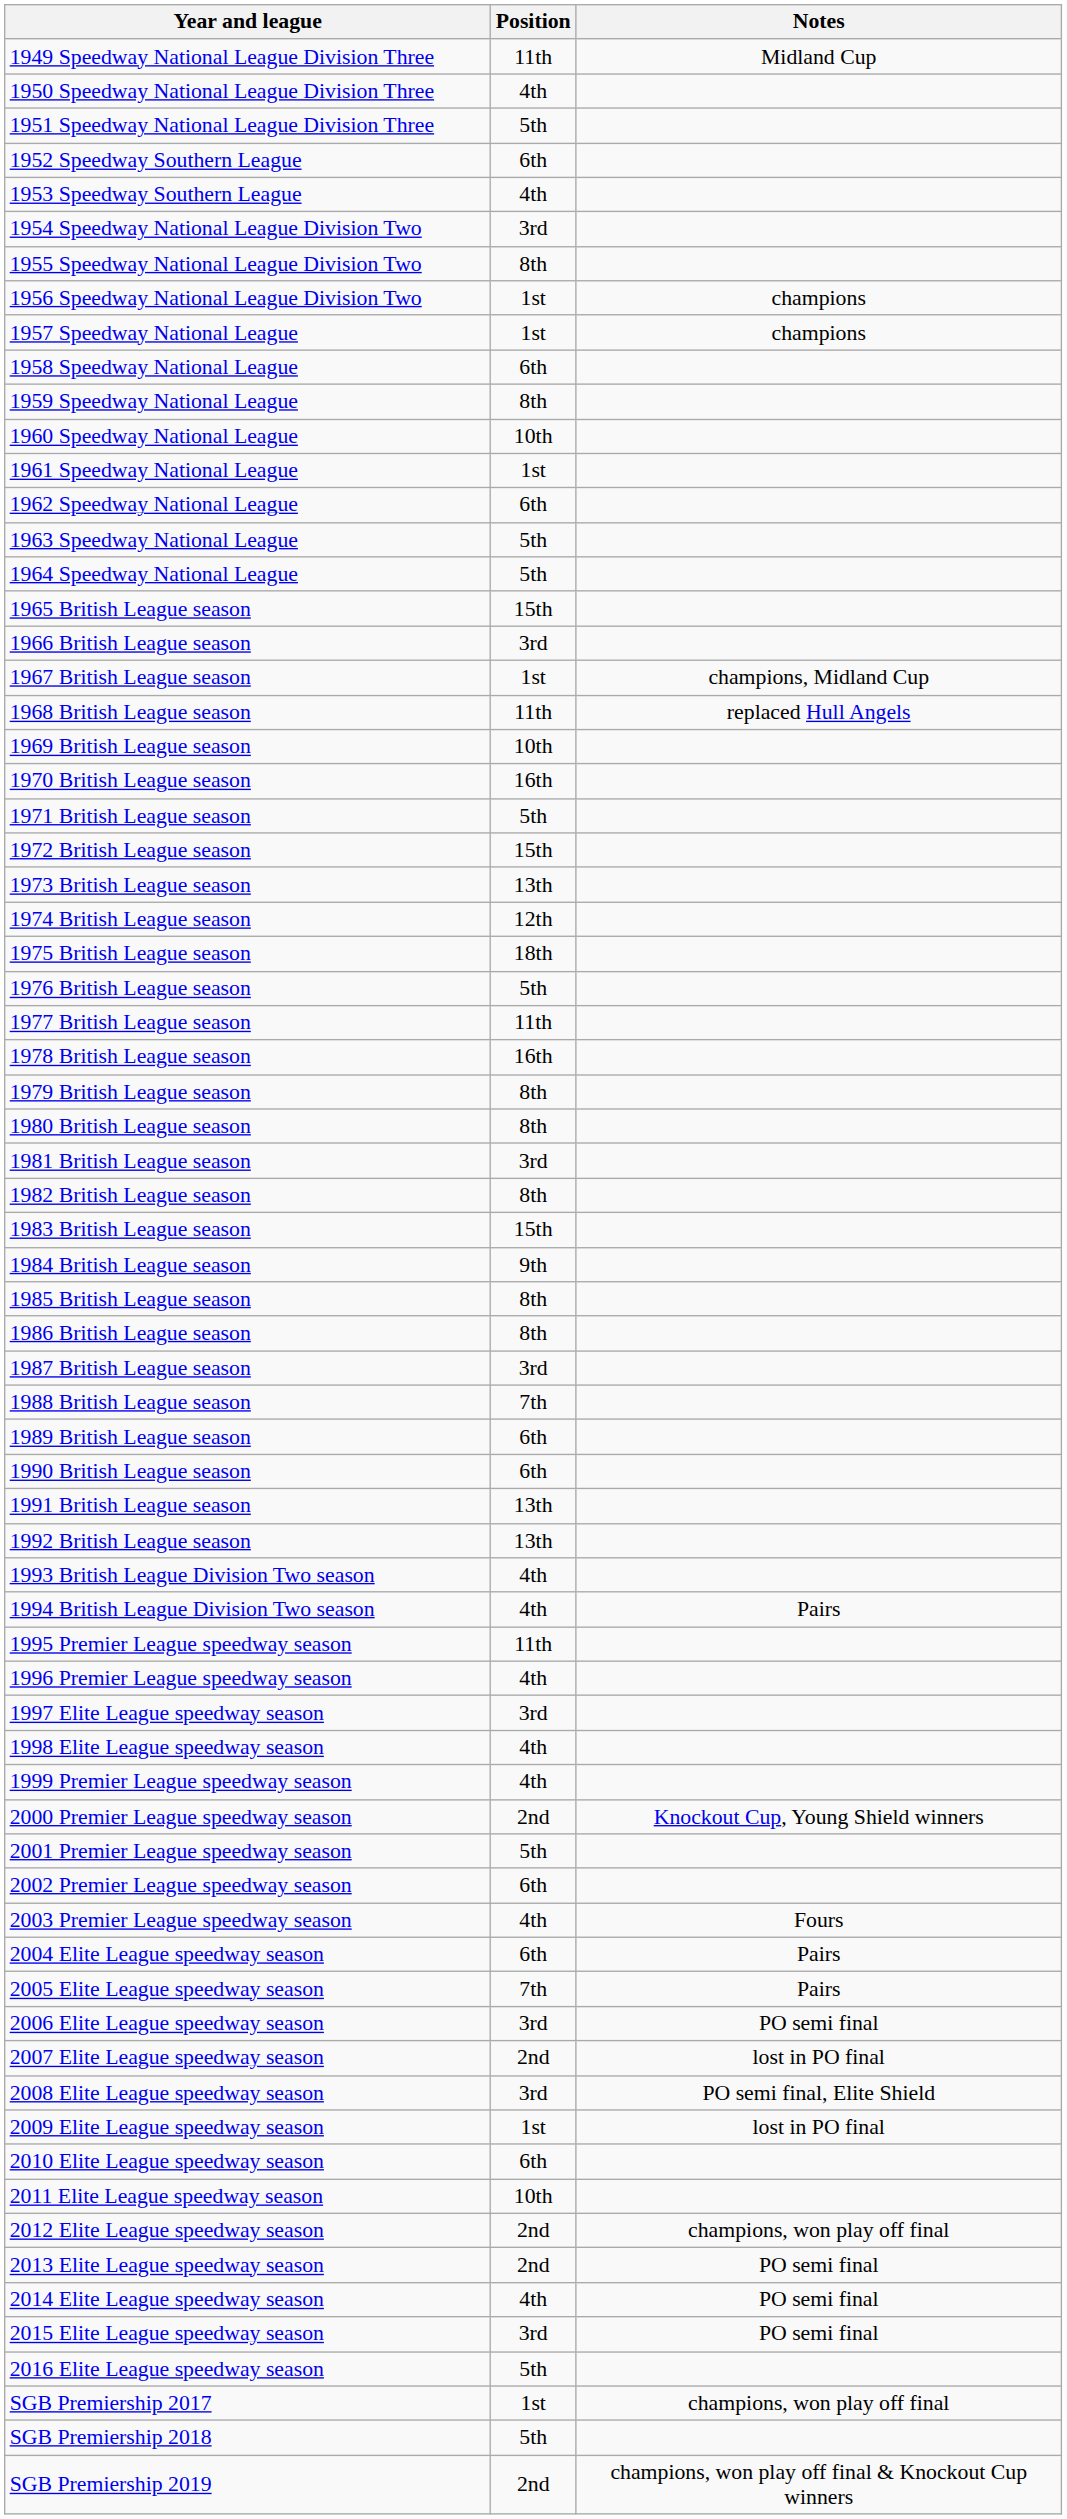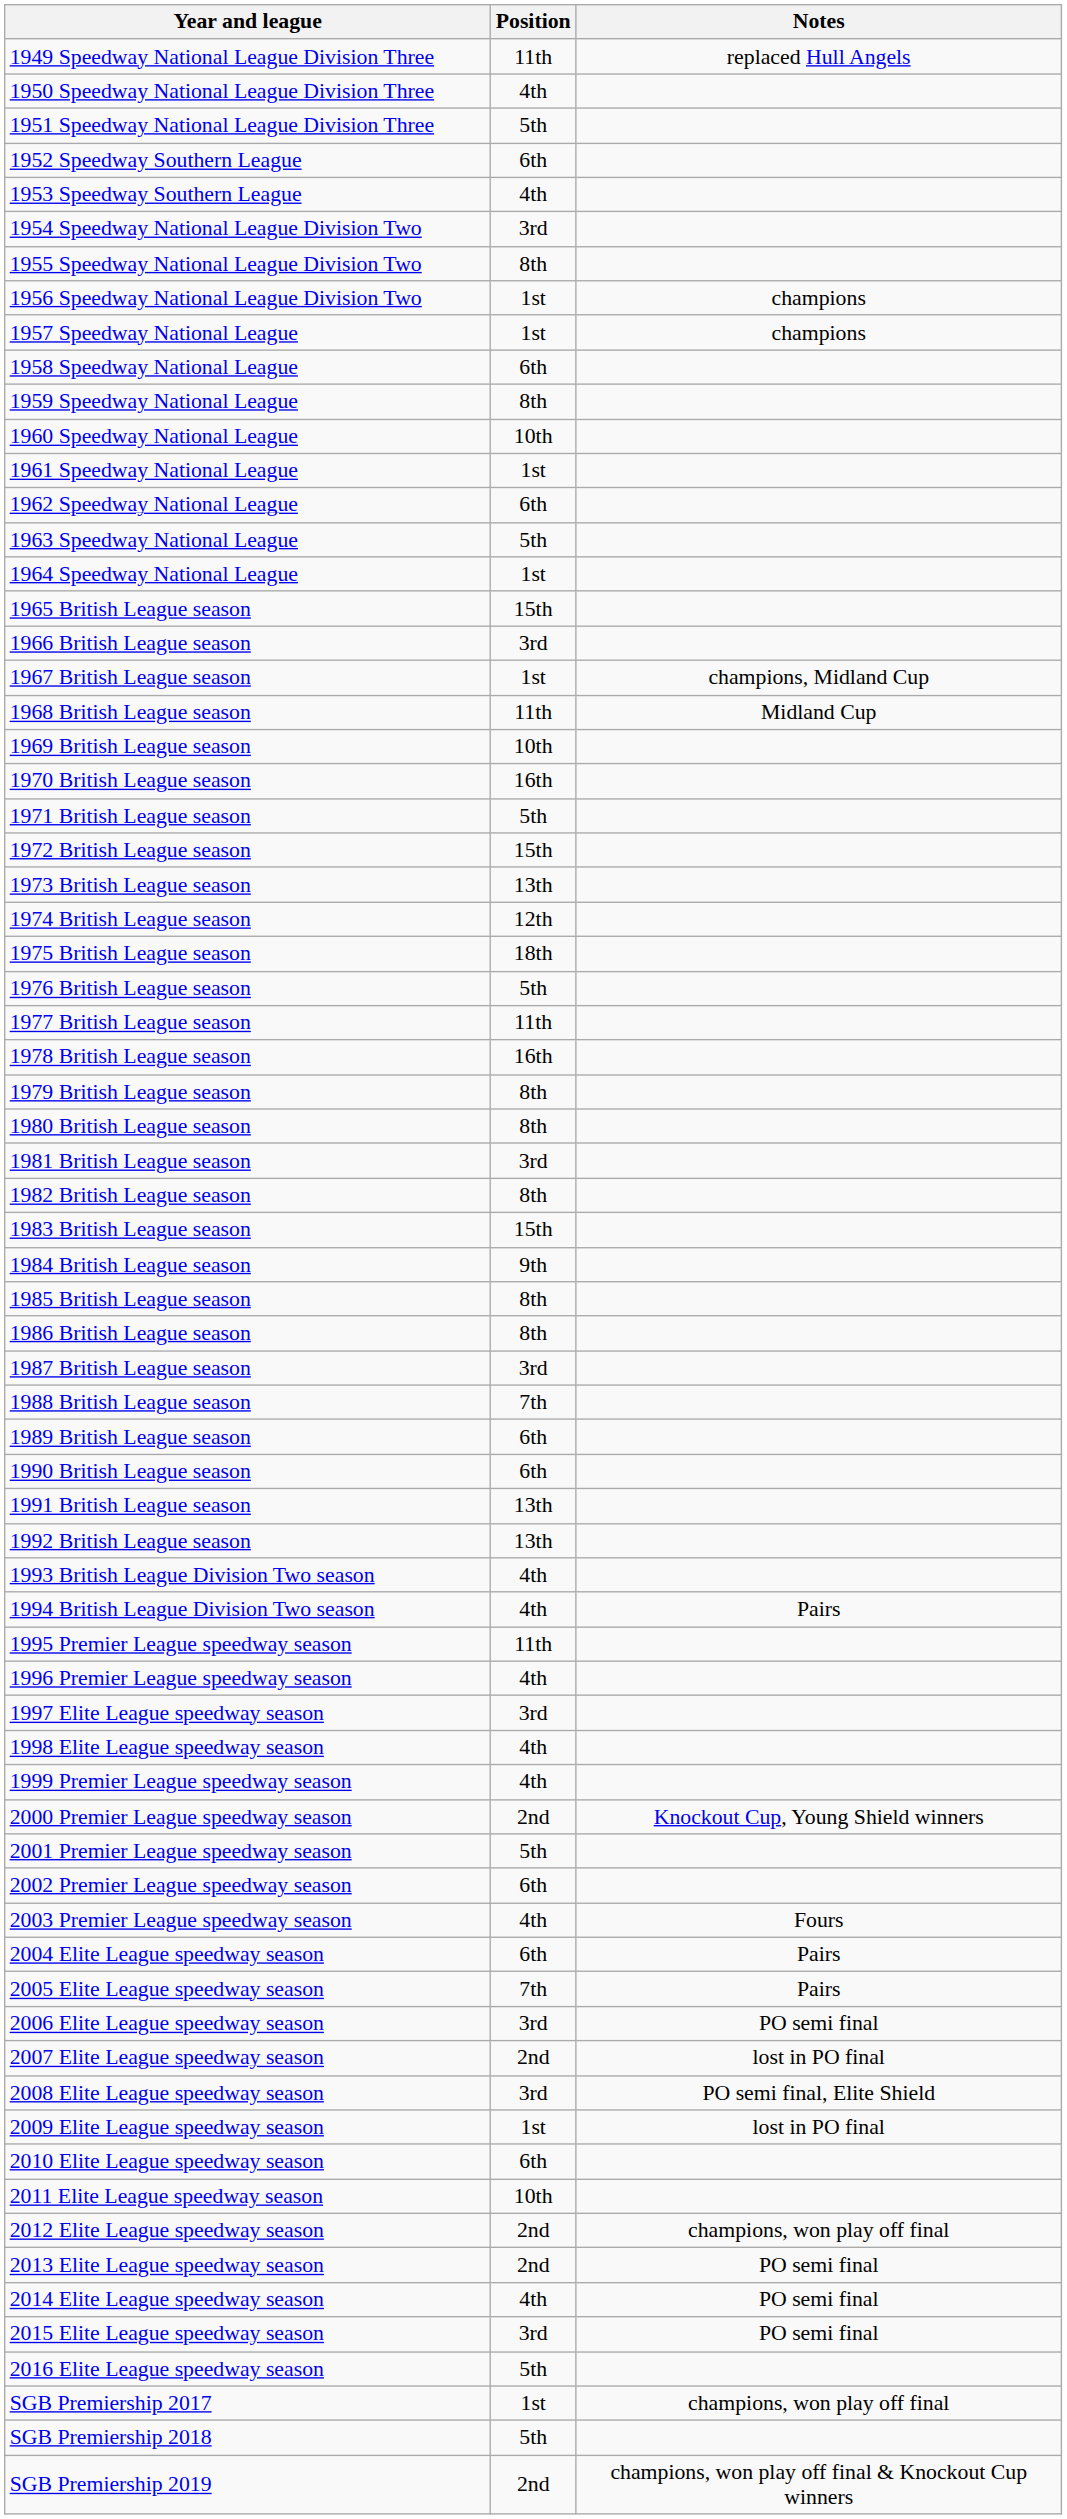(819, 56) Midland Cup -> (819, 56) replaced Hull Angels
(533, 573) 5th -> (533, 573) 1st
(819, 711) replaced Hull Angels -> (819, 711) Midland Cup
